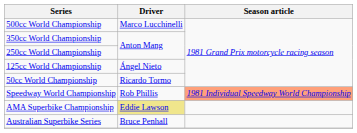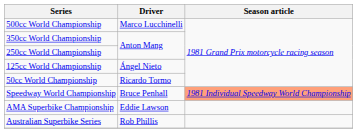(139, 93) Rob Phillis -> (144, 93) Bruce Penhall
(144, 107) khaki background -> (144, 107) no background
(144, 121) Bruce Penhall -> (139, 121) Rob Phillis
